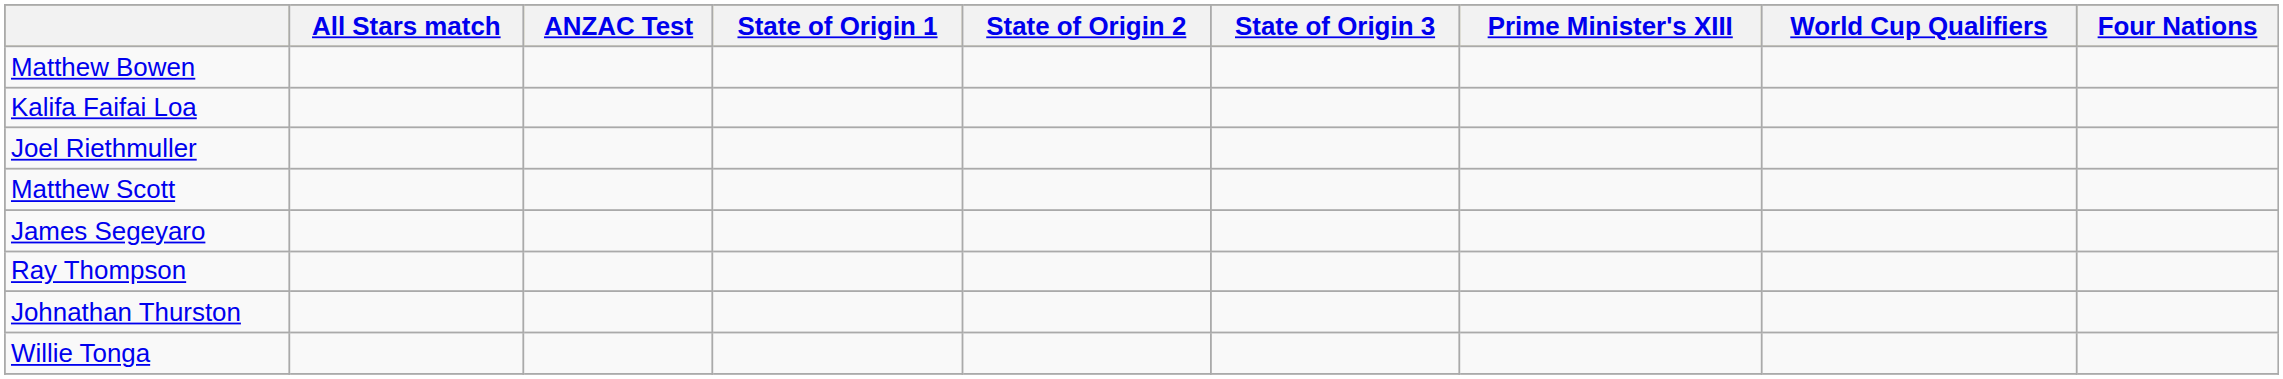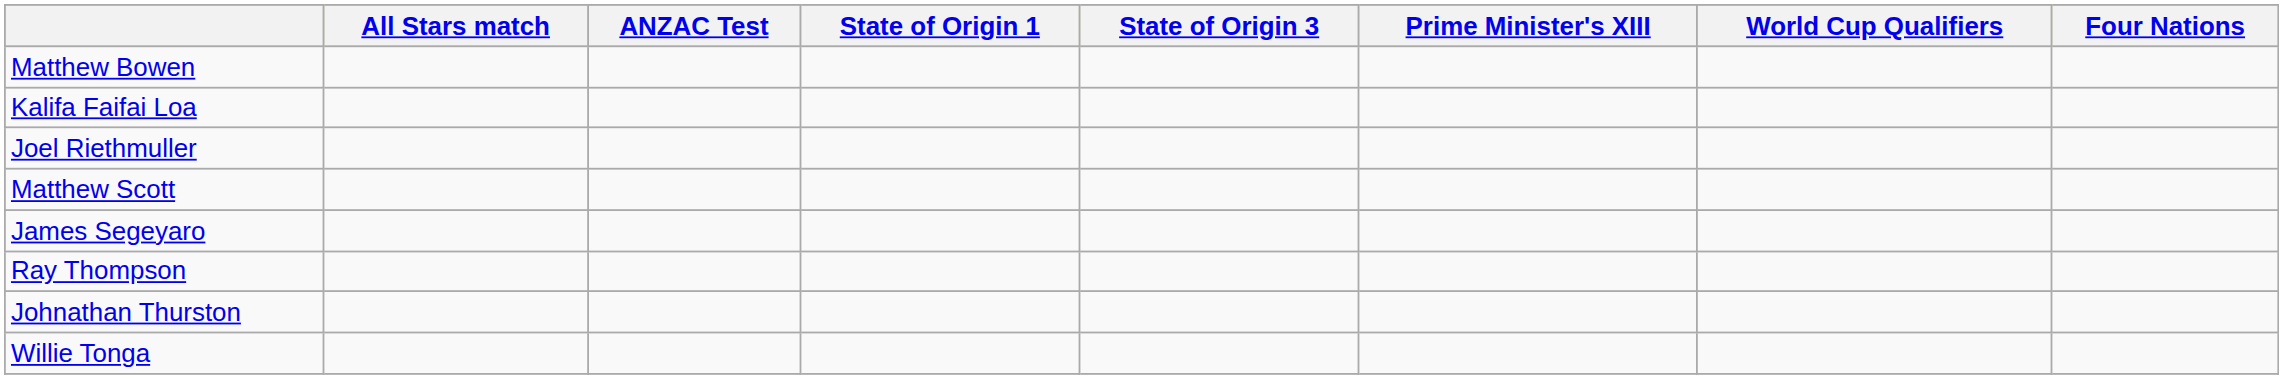- column: (1086, 26)
